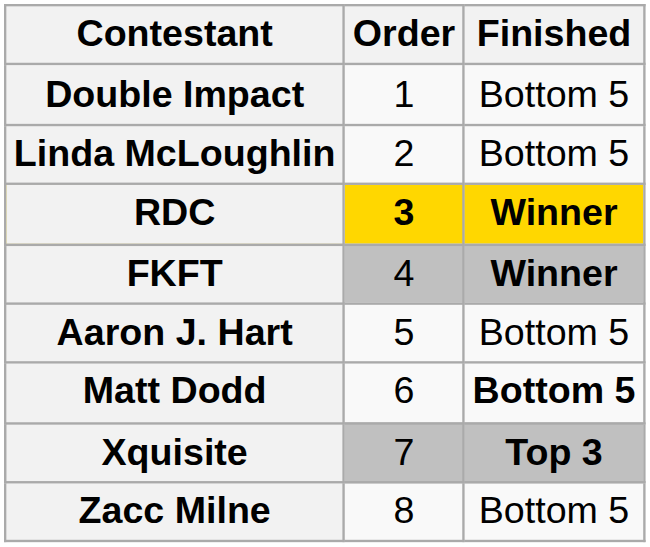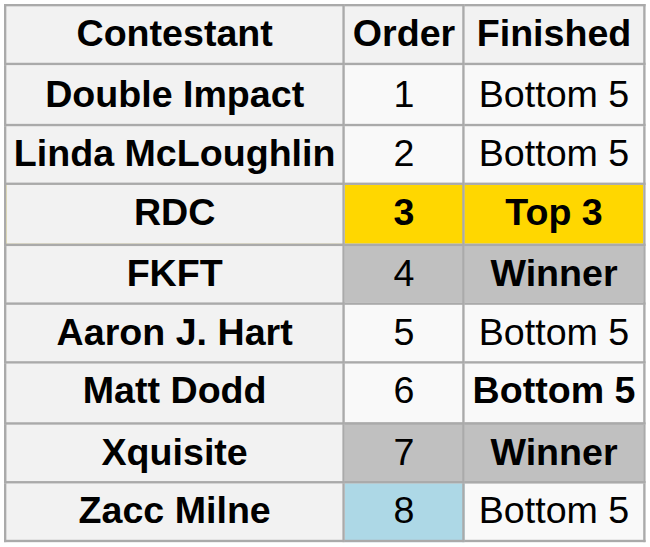(554, 213) Winner -> (554, 213) Top 3
(554, 451) Top 3 -> (554, 451) Winner
(404, 511) no background -> (404, 511) lightblue background
